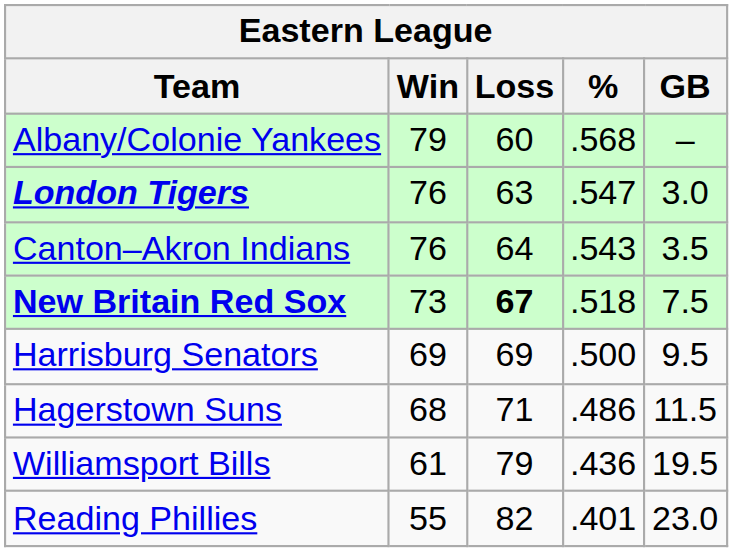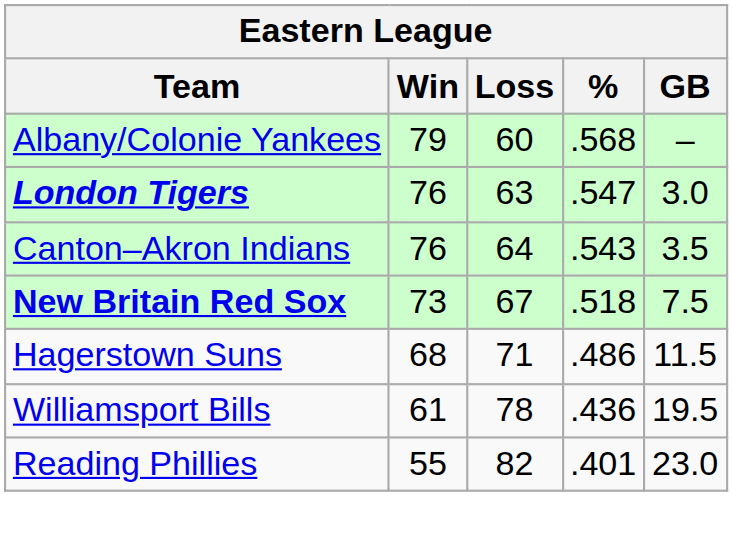(514, 301) bold -> (514, 301) normal
- row: (165, 355)
(514, 463) 79 -> (514, 409) 78
